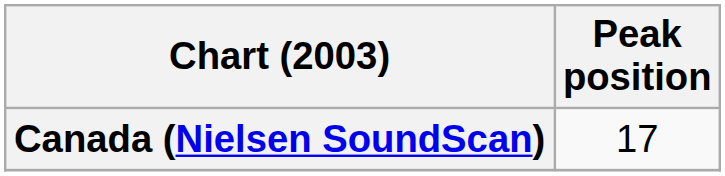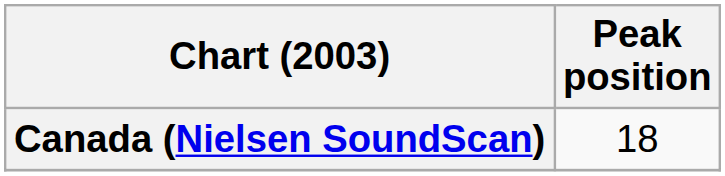(637, 138) 17 -> (637, 138) 18
